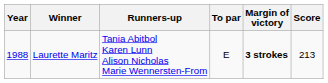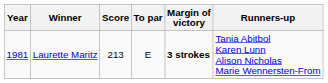columns swapped: (307, 18) <-> (155, 18)
(17, 55) 1988 -> (17, 55) 1981
